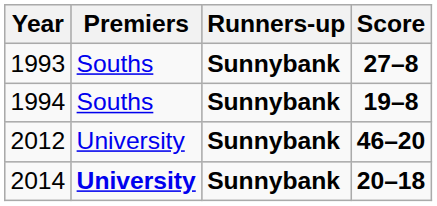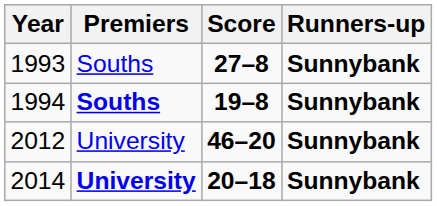columns swapped: (391, 24) <-> (276, 24)
(115, 102) normal -> (118, 102) bold
